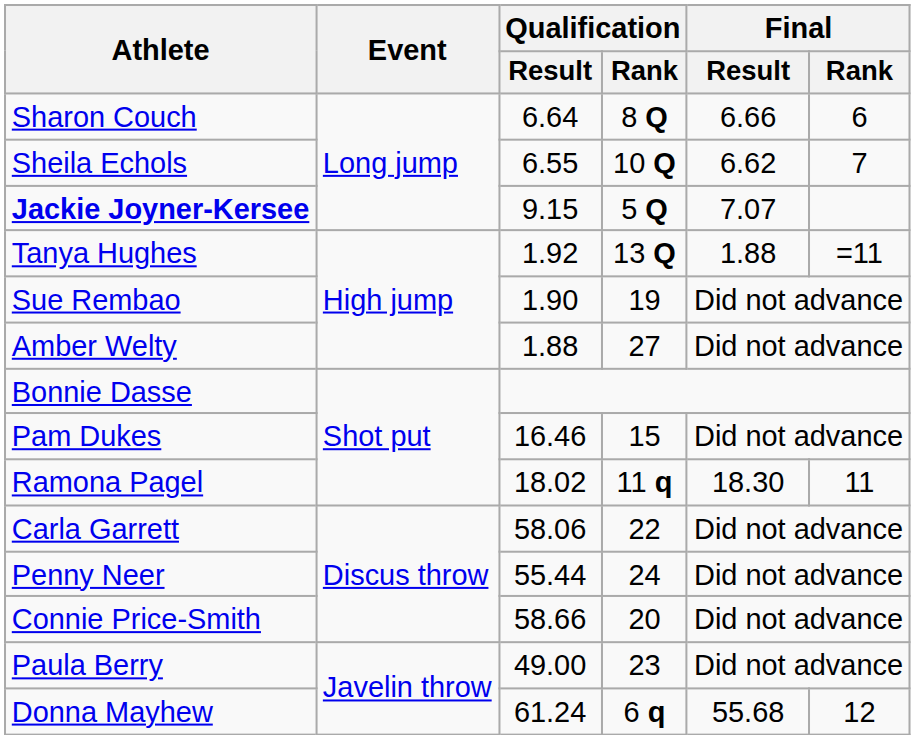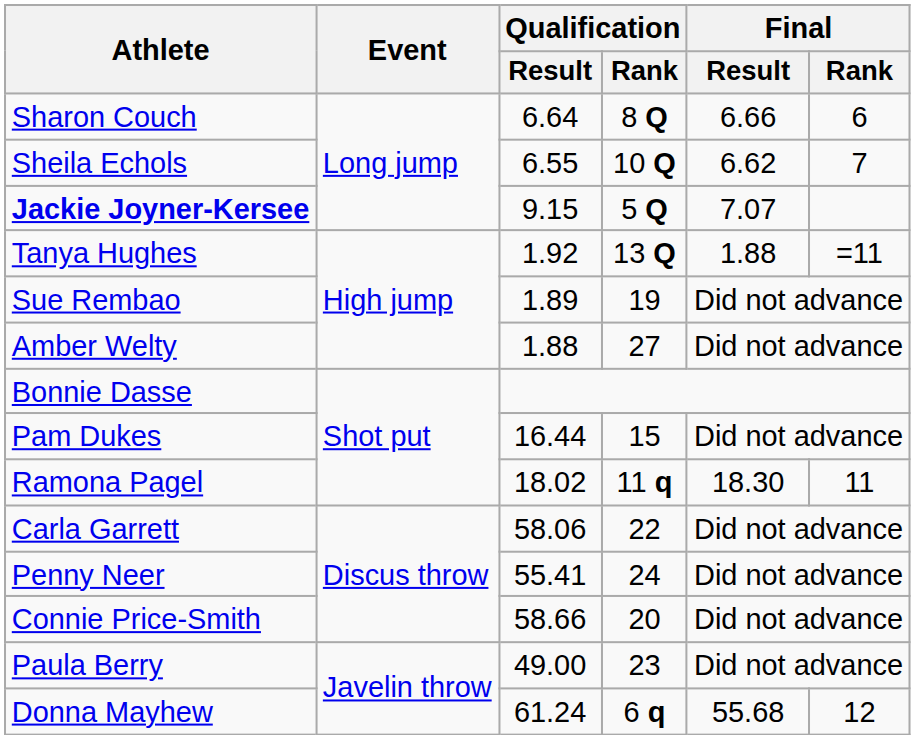(550, 300) 1.90 -> (550, 300) 1.89
(550, 437) 16.46 -> (550, 437) 16.44
(550, 574) 55.44 -> (550, 574) 55.41
